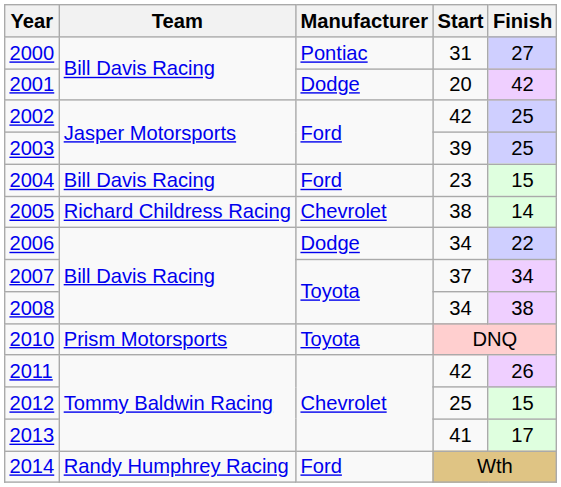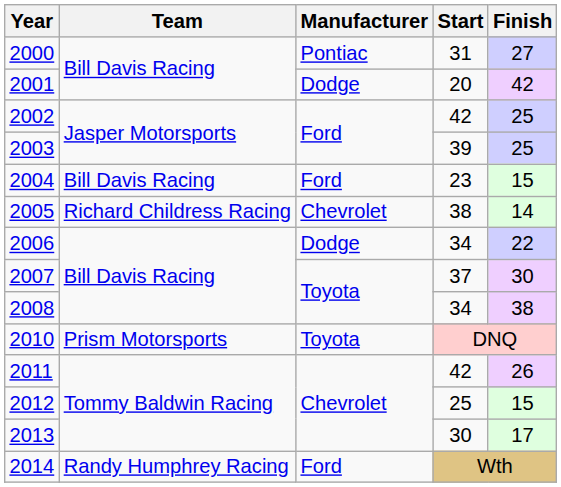(523, 276) 34 -> (523, 276) 30
(460, 435) 41 -> (460, 435) 30
